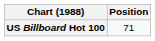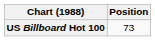(129, 28) 71 -> (129, 28) 73
